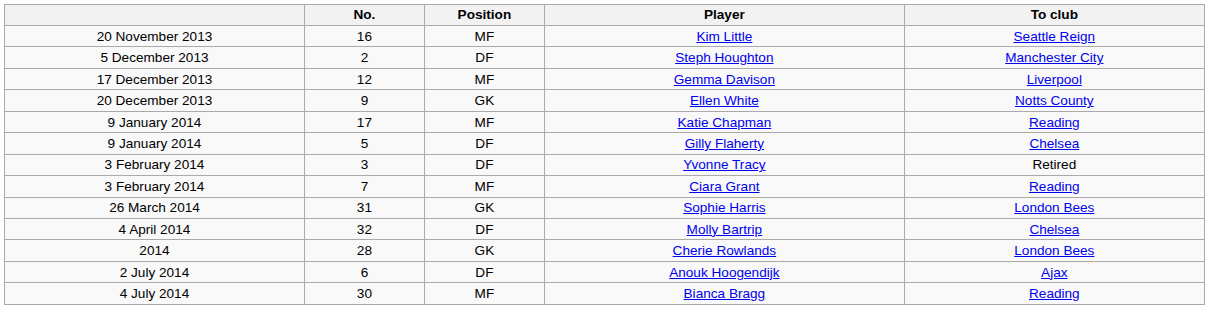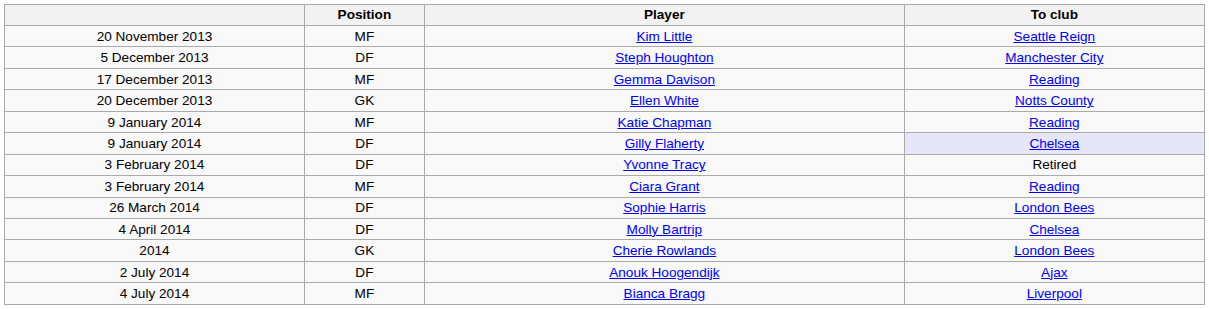- column: (364, 15)
(1054, 79) Liverpool -> (1054, 79) Reading
(1054, 143) no background -> (1054, 143) lavender background
(484, 208) GK -> (364, 208) DF
(1054, 294) Reading -> (1054, 294) Liverpool
